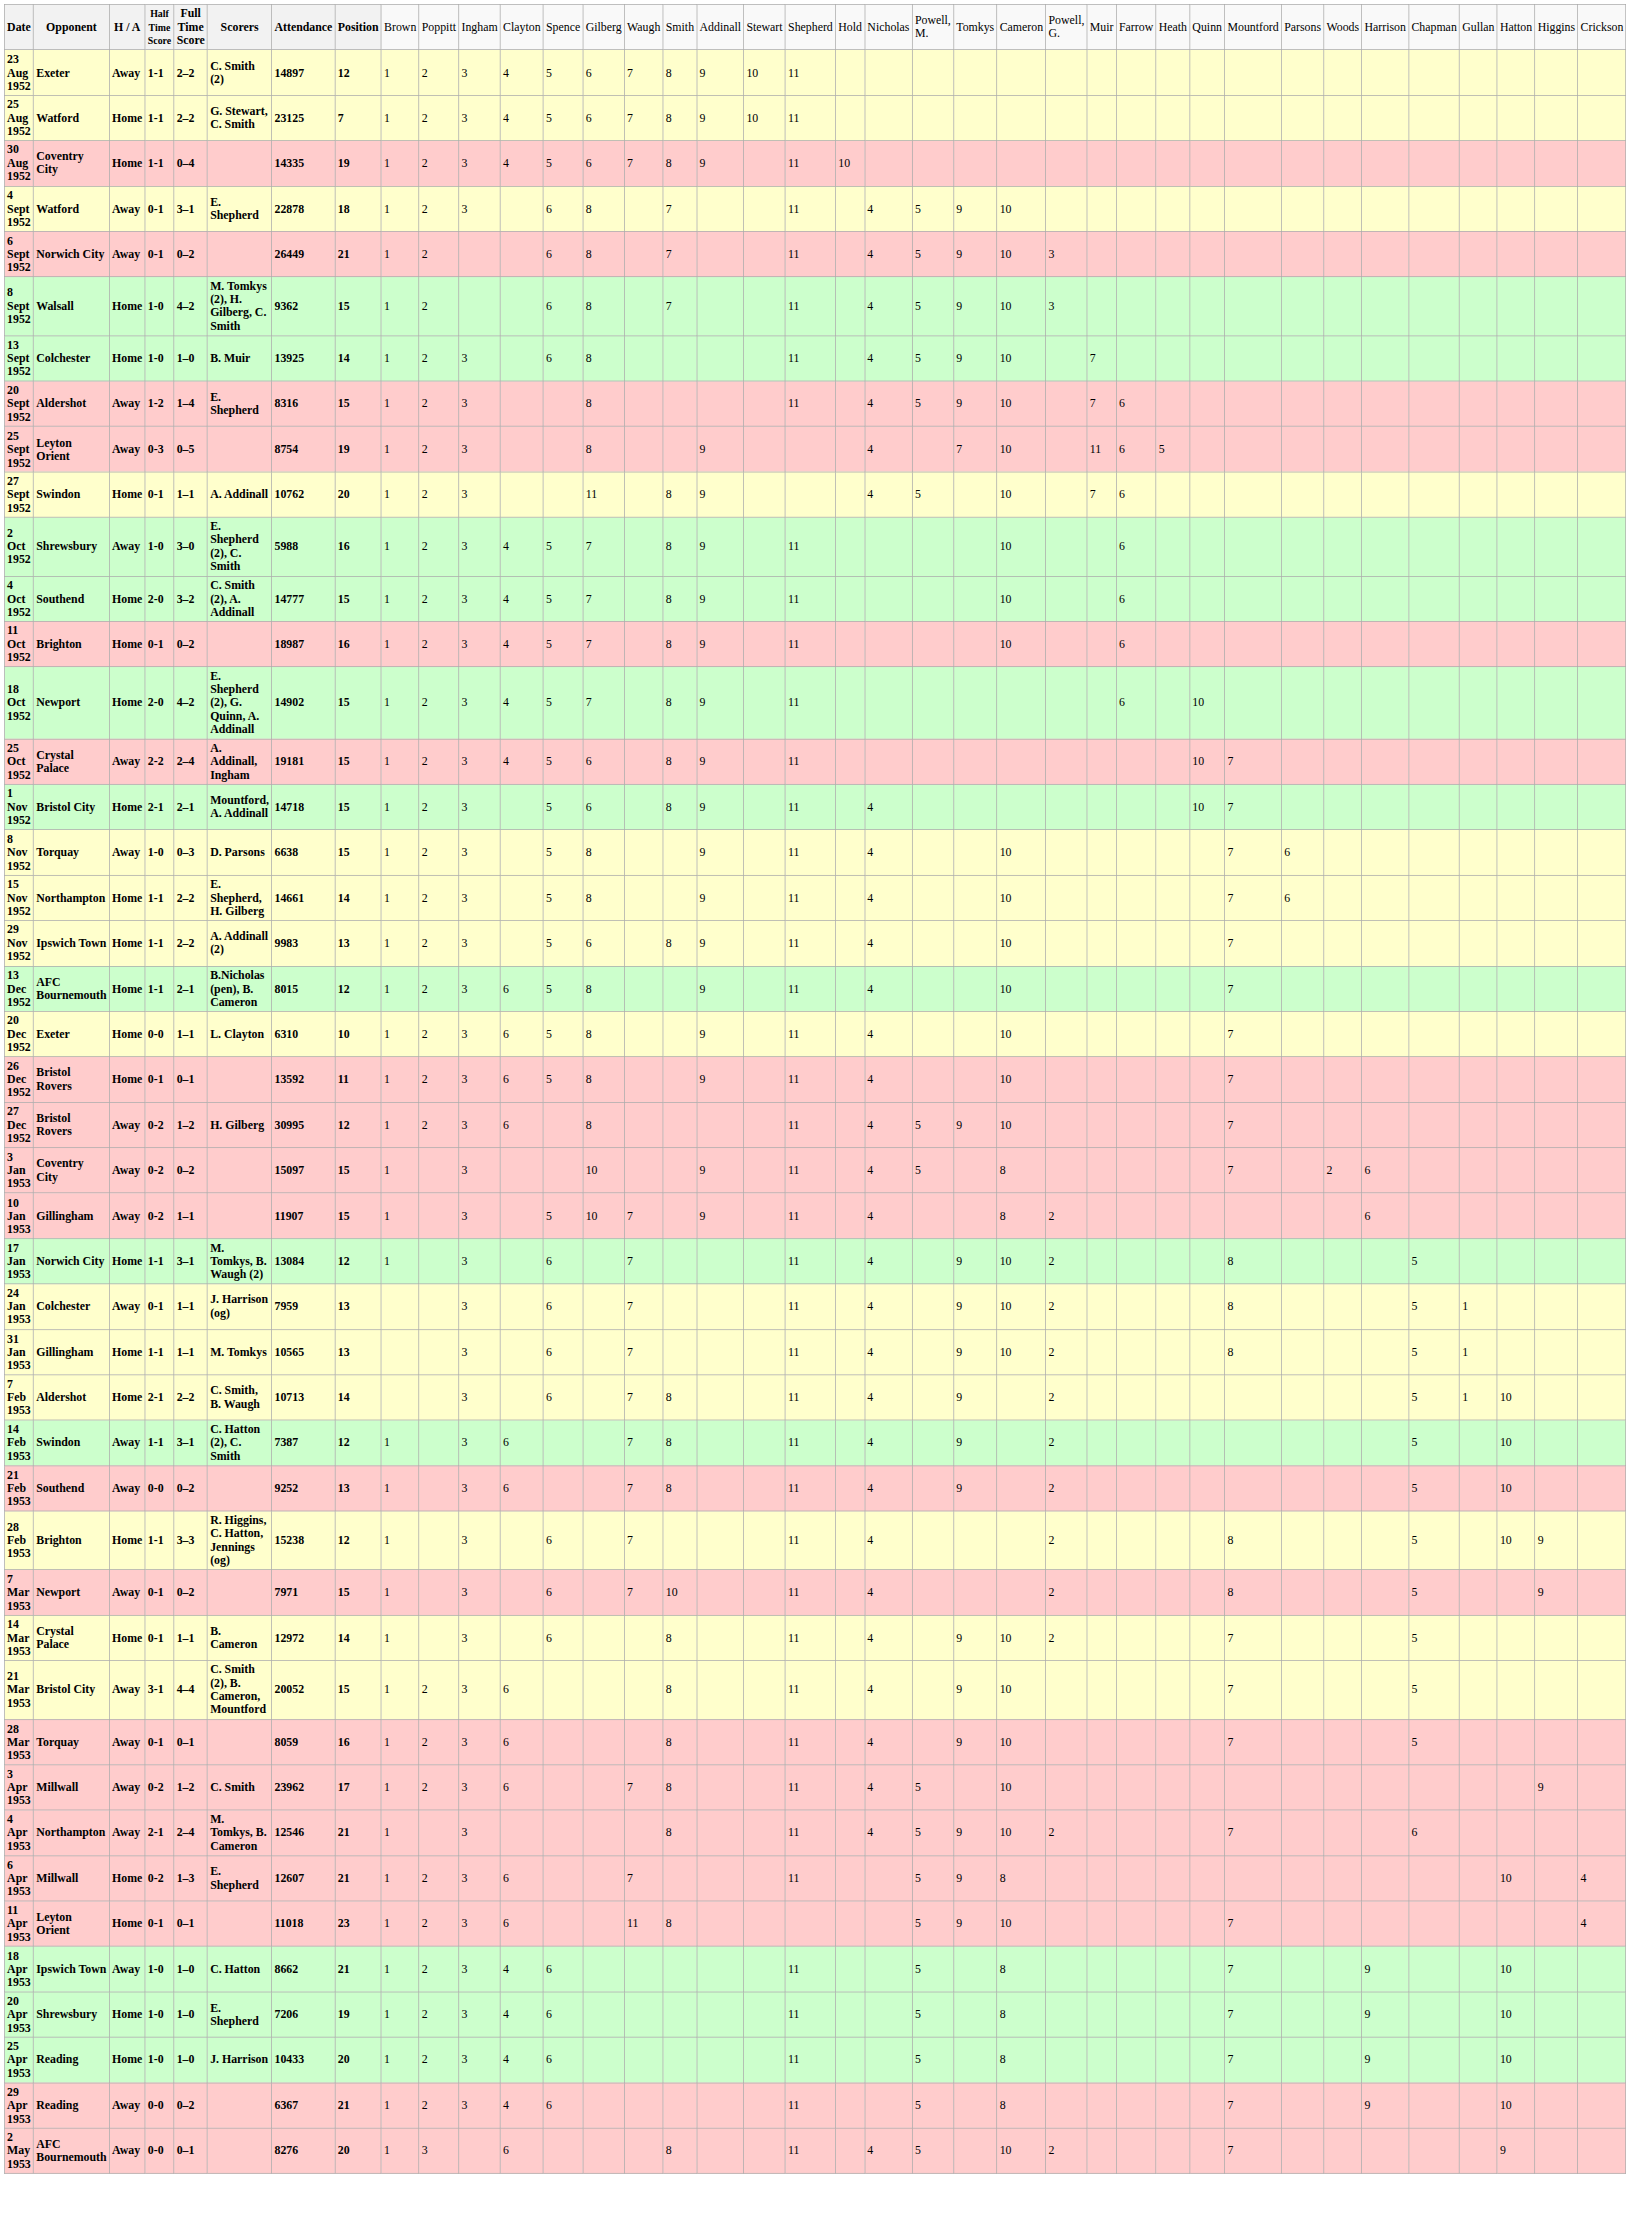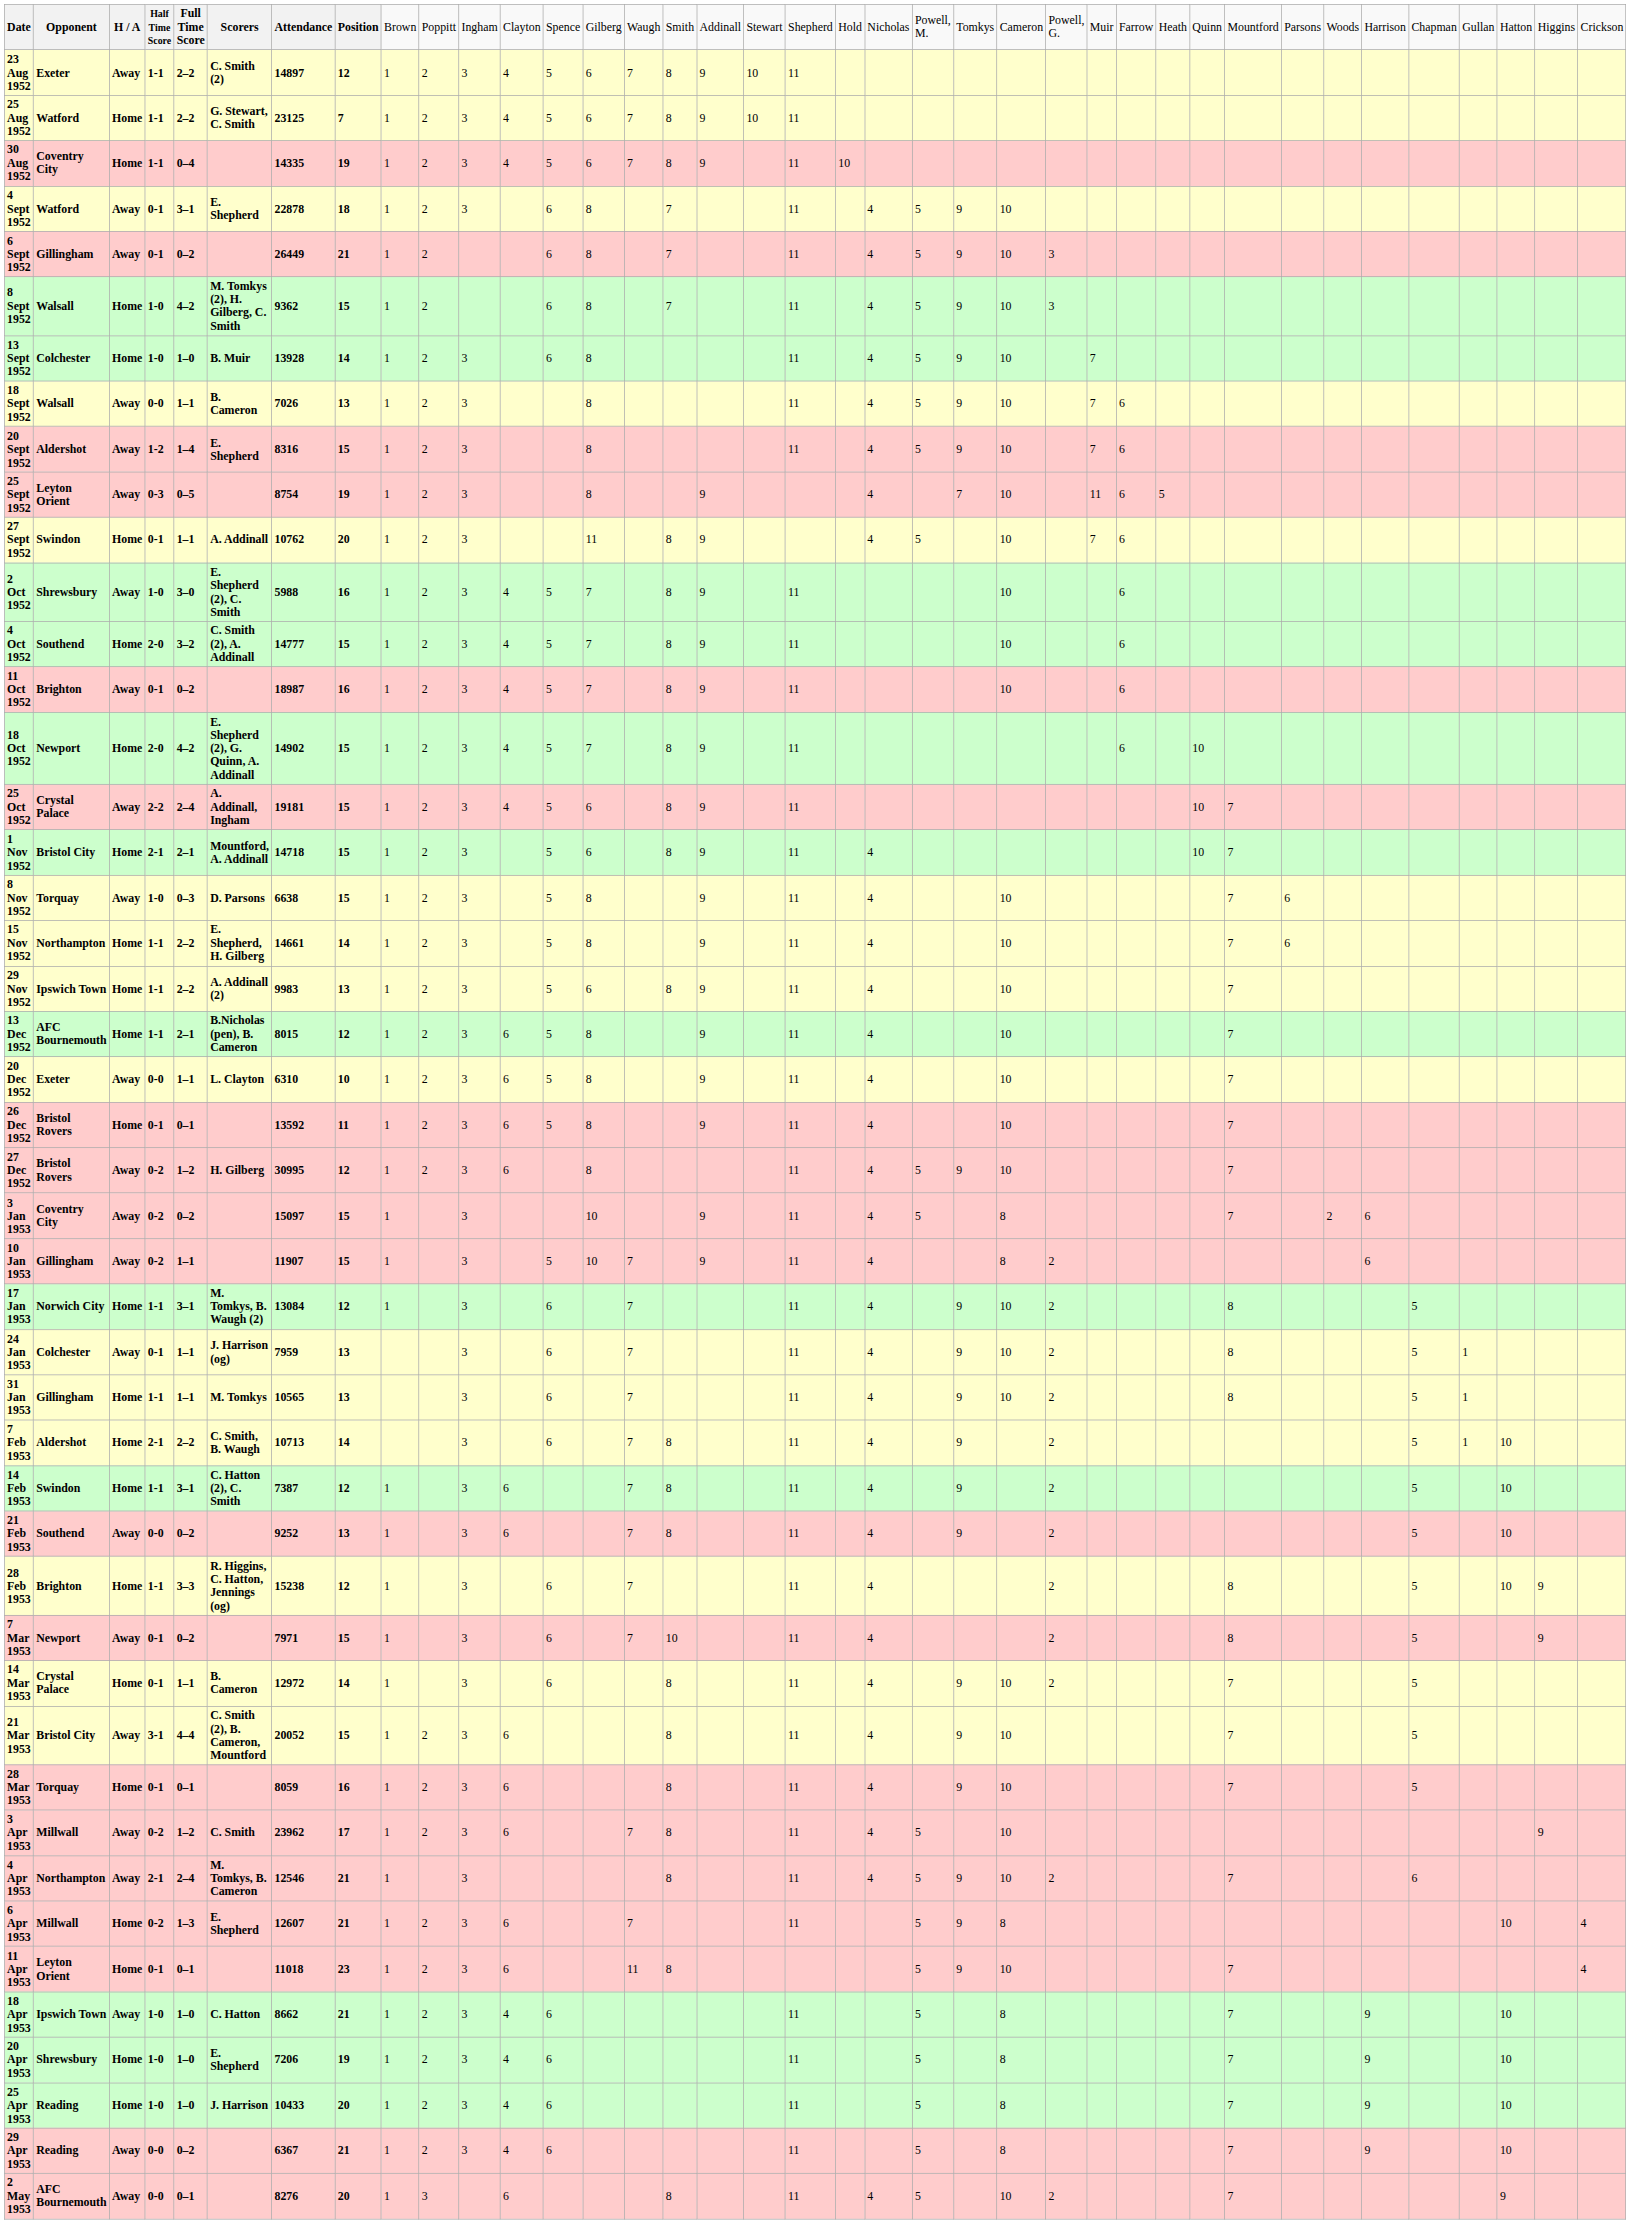(70, 254) Norwich City -> (65, 254) Gillingham
(289, 358) 13925 -> (289, 358) 13928
+ row: (19, 403)
(127, 644) Home -> (126, 689) Away
(127, 1034) Home -> (126, 1079) Away
(126, 1443) Away -> (127, 1488) Home
(126, 1742) Away -> (127, 1787) Home
